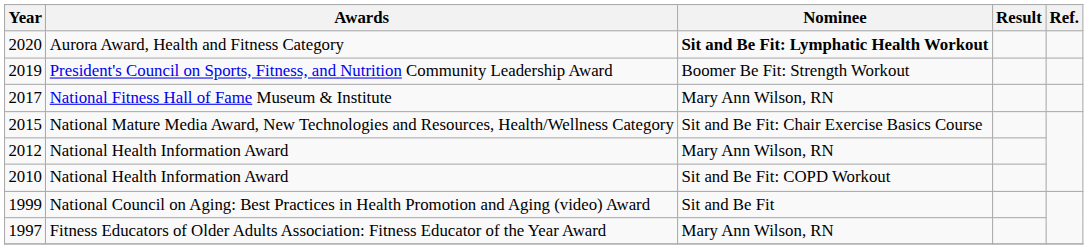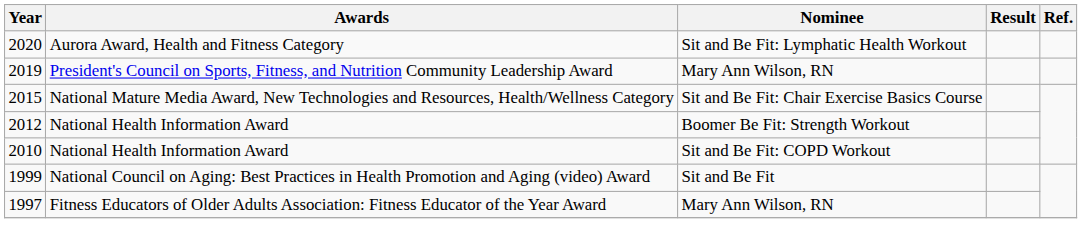(835, 44) bold -> (824, 44) normal
(795, 71) Boomer Be Fit: Strength Workout -> (758, 71) Mary Ann Wilson, RN
- row: (25, 97)
(758, 151) Mary Ann Wilson, RN -> (795, 124) Boomer Be Fit: Strength Workout
